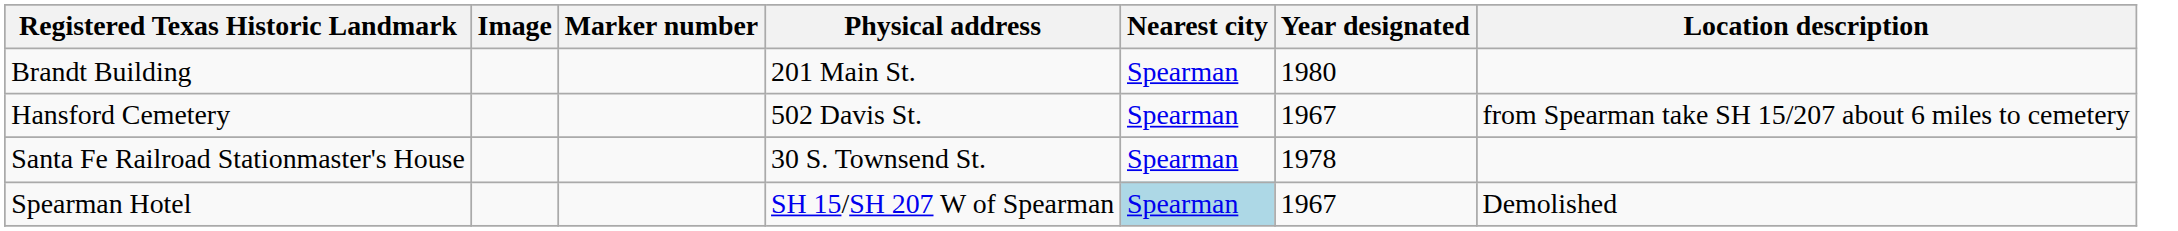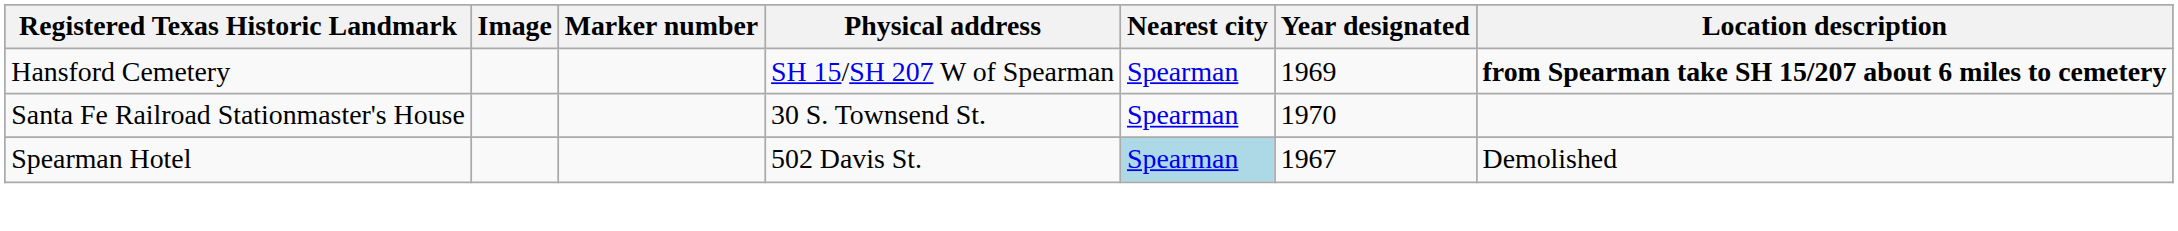- row: (101, 70)
(846, 114) 502 Davis St. -> (943, 70) SH 15/SH 207 W of Spearman
(1309, 114) 1967 -> (1309, 70) 1969
(1806, 114) normal -> (1824, 70) bold
(1309, 159) 1978 -> (1309, 114) 1970
(943, 203) SH 15/SH 207 W of Spearman -> (846, 159) 502 Davis St.
